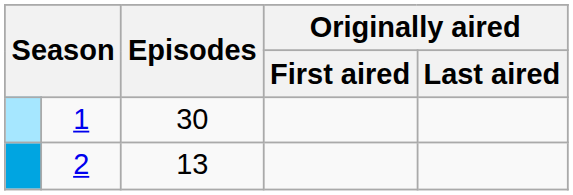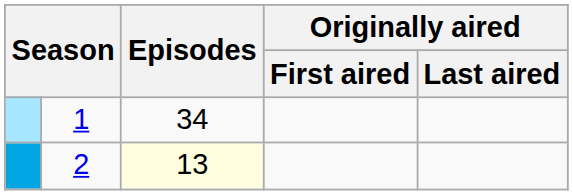(192, 119) 30 -> (192, 119) 34
(192, 165) no background -> (192, 165) lightyellow background
